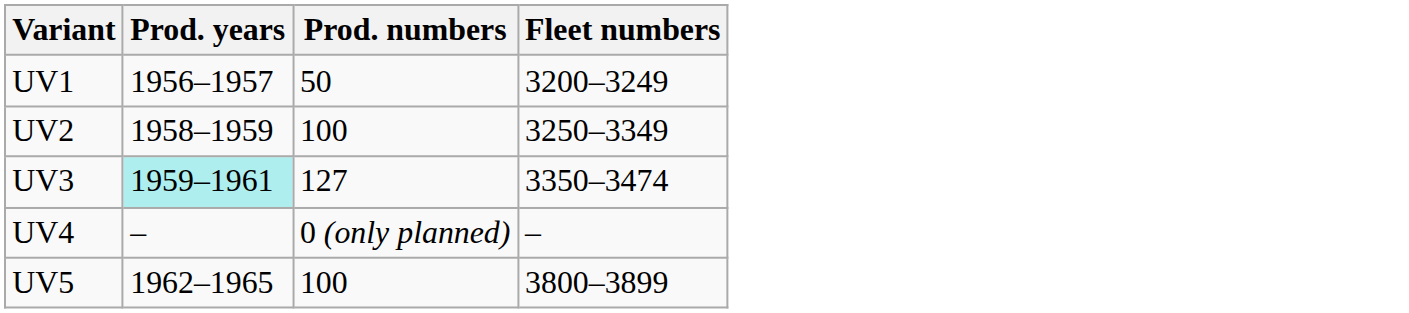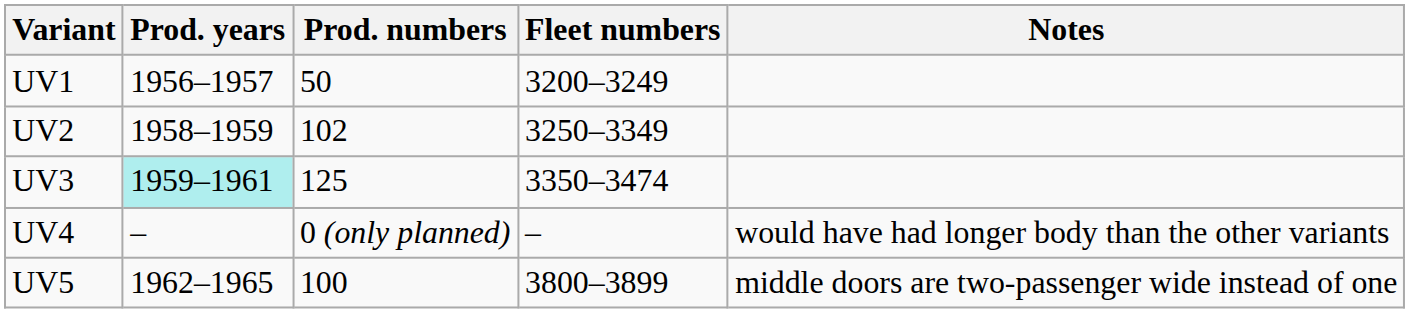+ column: (1066, 29)
(324, 130) 100 -> (324, 130) 102
(324, 181) 127 -> (324, 181) 125
